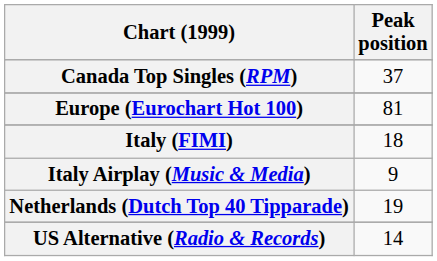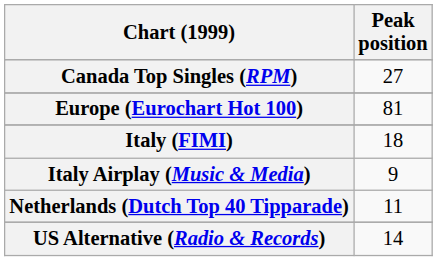(393, 76) 37 -> (393, 76) 27
(393, 206) 19 -> (393, 206) 11
